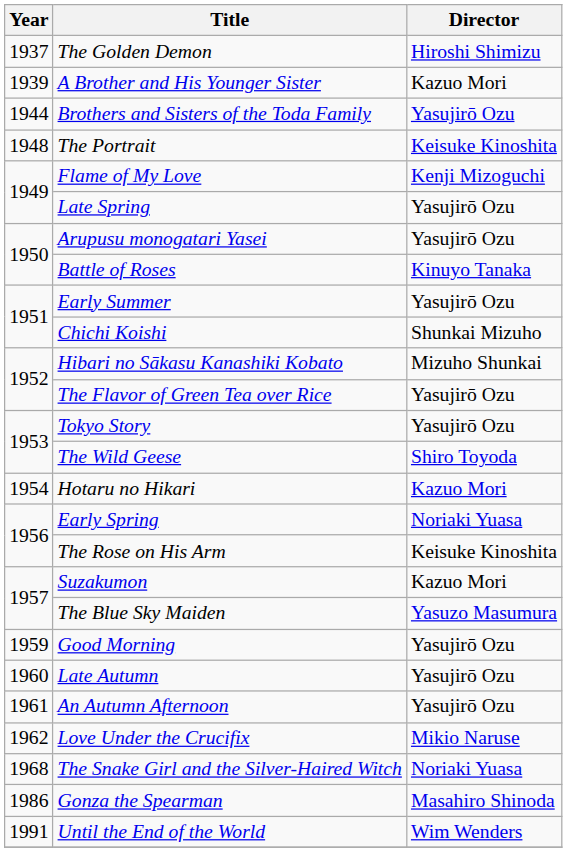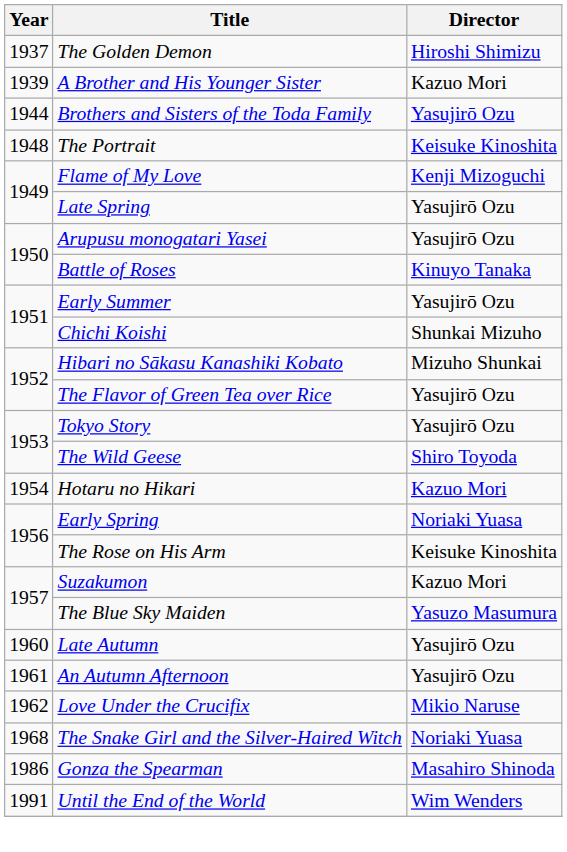- row: (116, 644)
